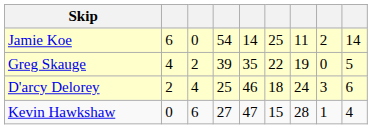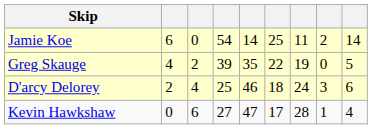(276, 111) 15 -> (276, 111) 17
